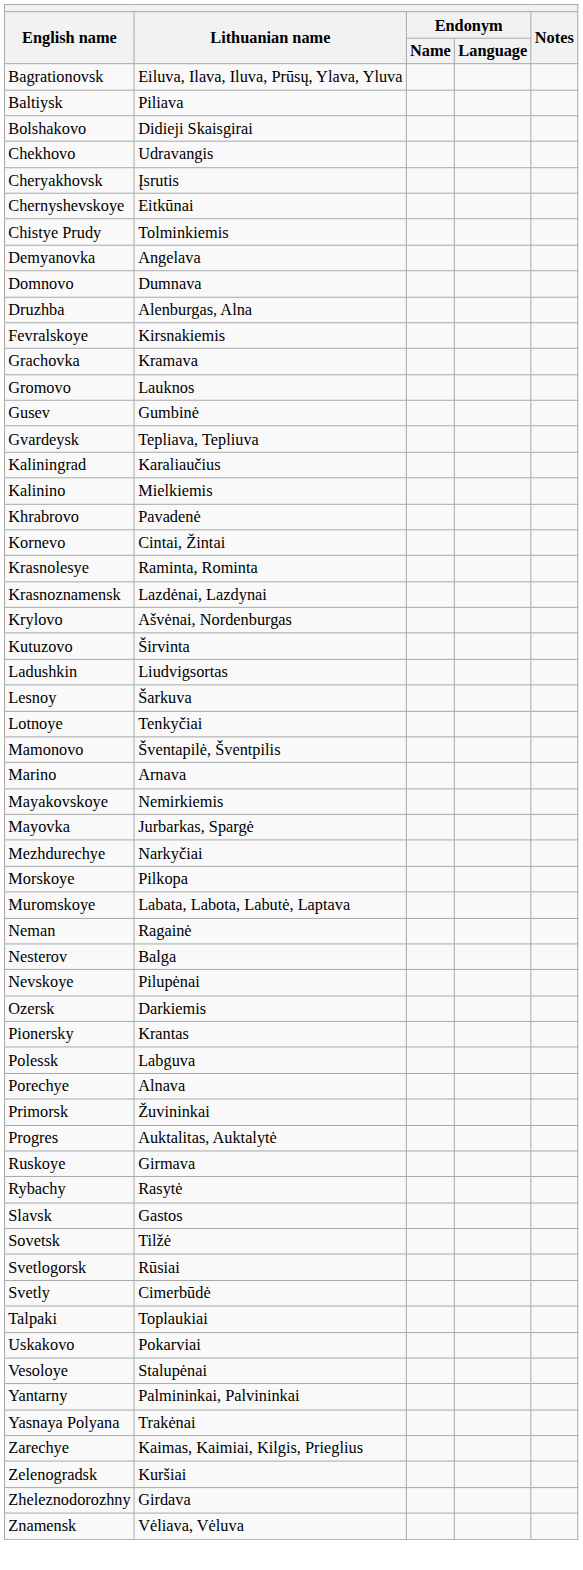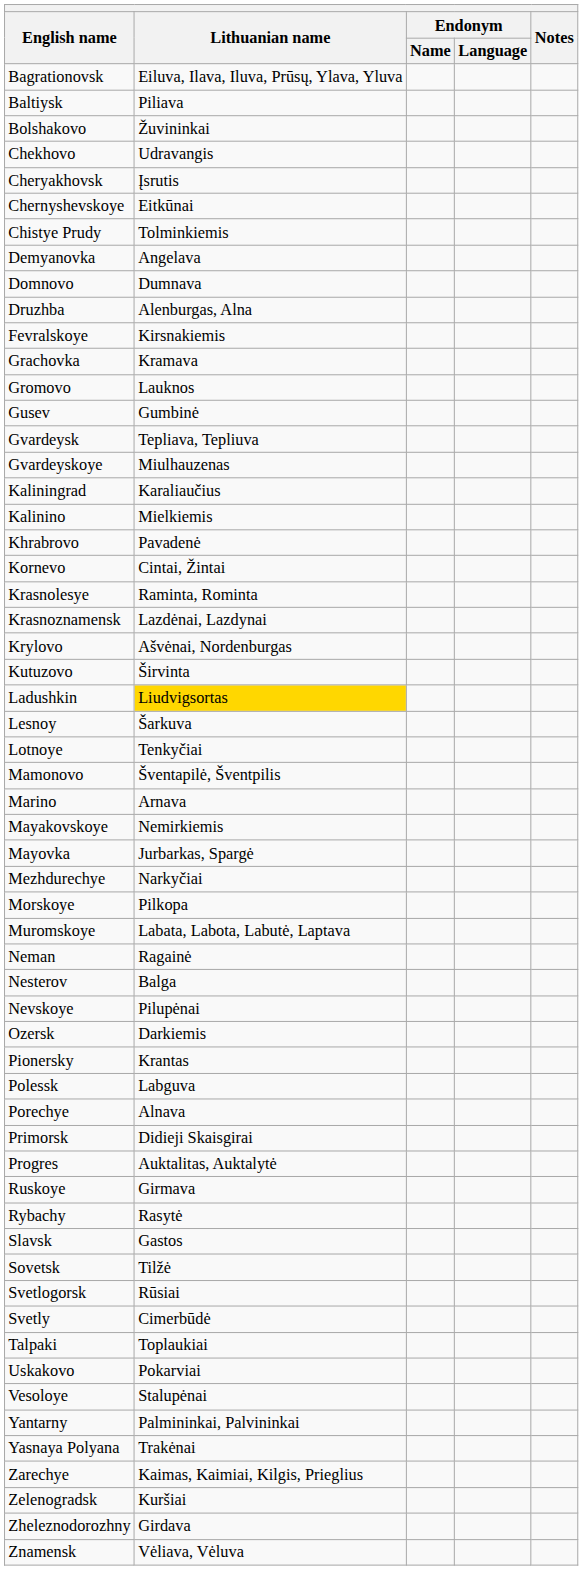(195, 128) Didieji Skaisgirai -> (174, 128) Žuvininkai
+ row: (55, 464)
(183, 672) no background -> (183, 697) gold background
(174, 1112) Žuvininkai -> (195, 1137) Didieji Skaisgirai
